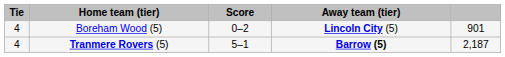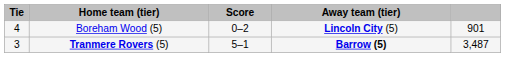(17, 45) 4 -> (17, 45) 3
(476, 45) 2,187 -> (476, 45) 3,487
